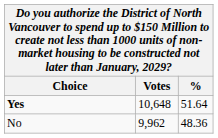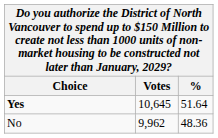(155, 104) 10,648 -> (155, 104) 10,645
